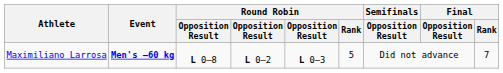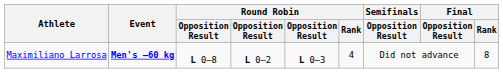(351, 55) 5 -> (351, 55) 4
(487, 55) 7 -> (487, 55) 8
